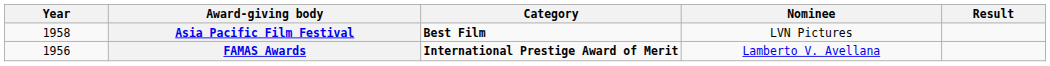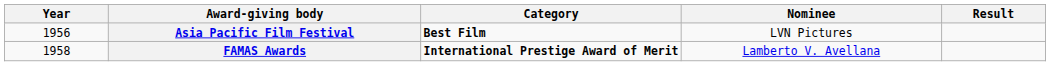(56, 32) 1958 -> (56, 32) 1956
(56, 51) 1956 -> (56, 51) 1958
